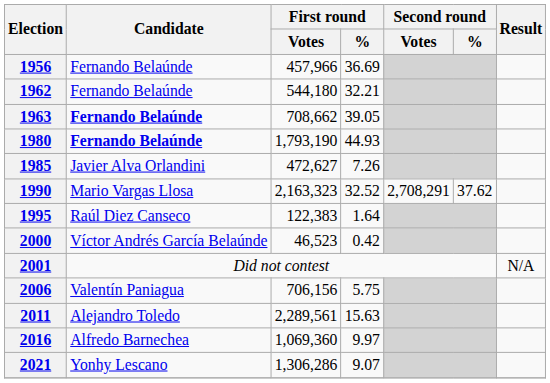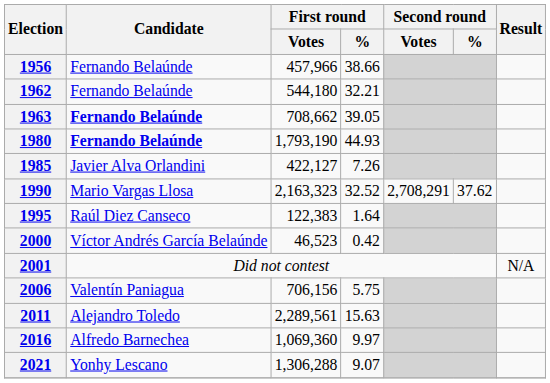(362, 66) 36.69 -> (362, 66) 38.66
(312, 166) 472,627 -> (312, 166) 422,127
(306, 365) 1,306,286 -> (306, 365) 1,306,288
